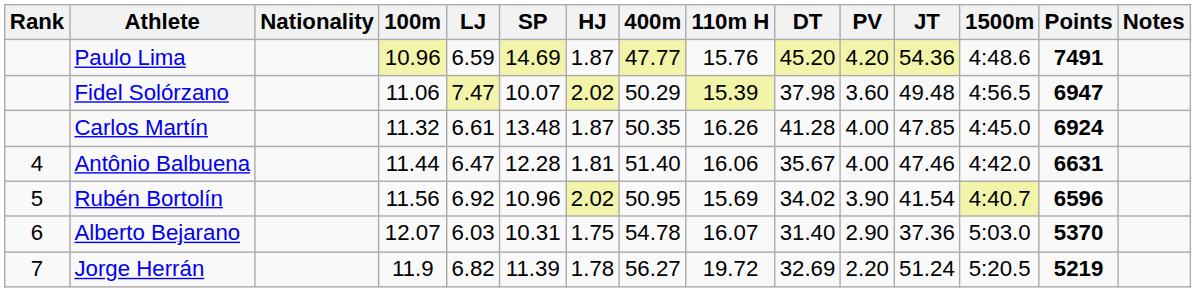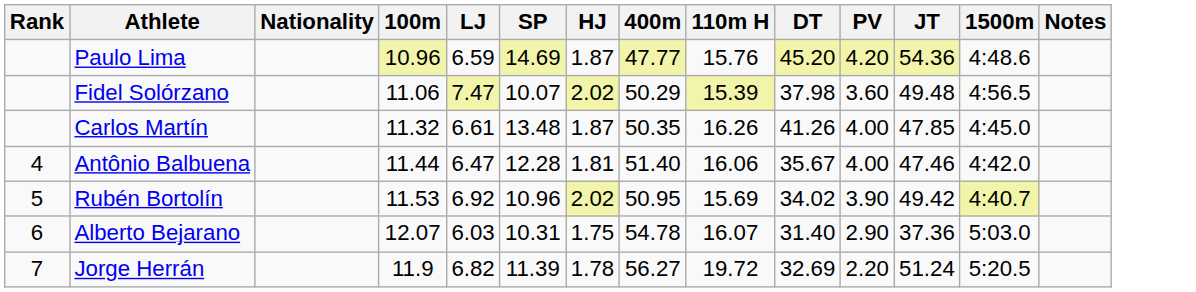- column: (1079, 22)
(807, 127) 41.28 -> (807, 127) 41.26
(413, 198) 11.56 -> (413, 198) 11.53
(927, 198) 41.54 -> (927, 198) 49.42
